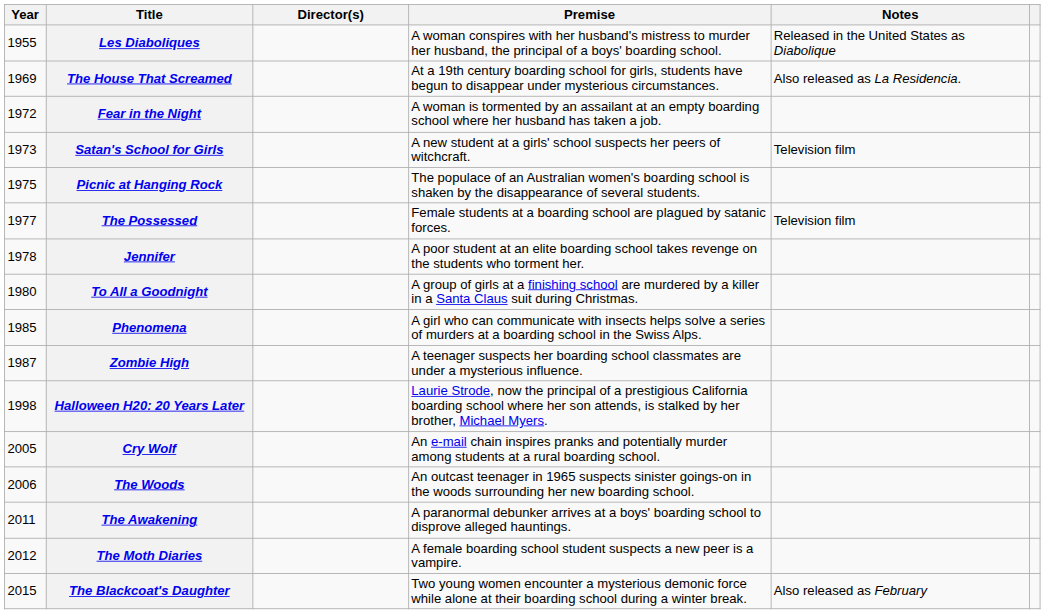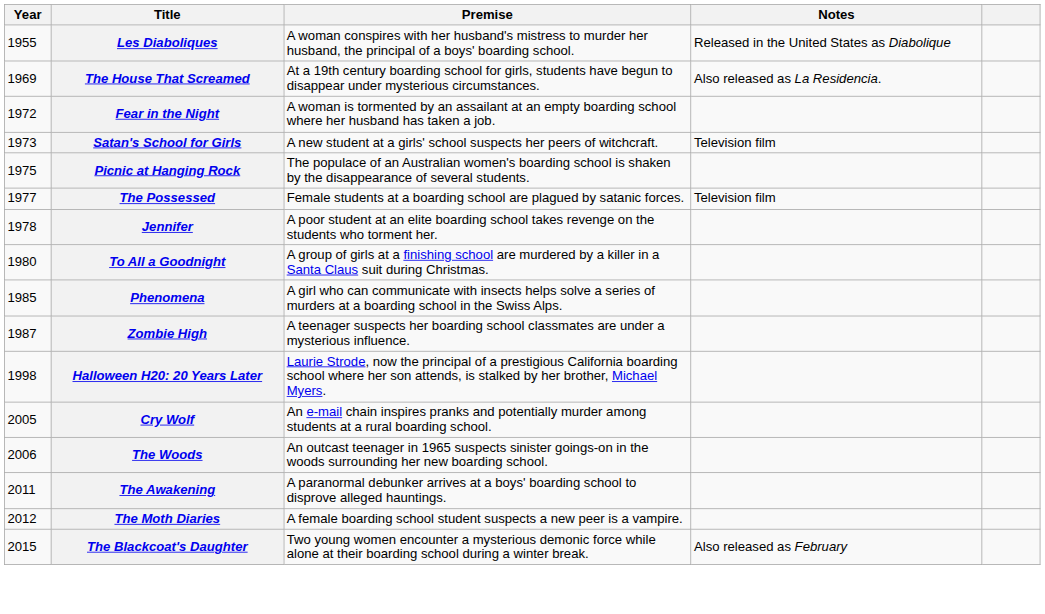- column: (331, 14)
